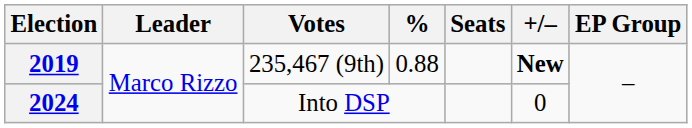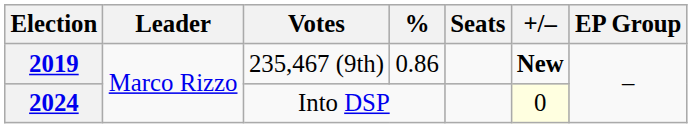(417, 63) 0.88 -> (417, 63) 0.86
(540, 102) no background -> (540, 102) lightyellow background
